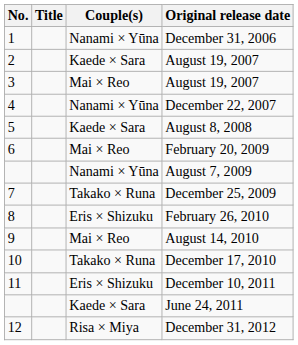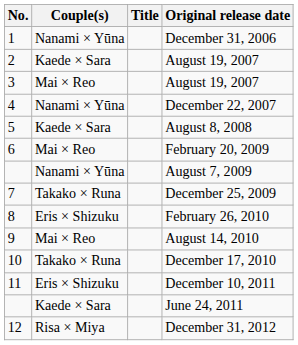columns swapped: (49, 15) <-> (114, 15)
